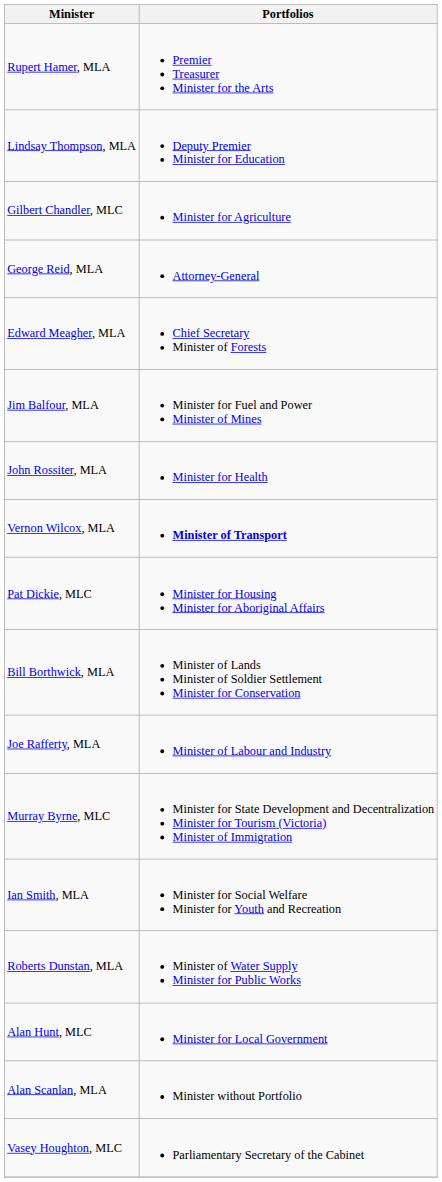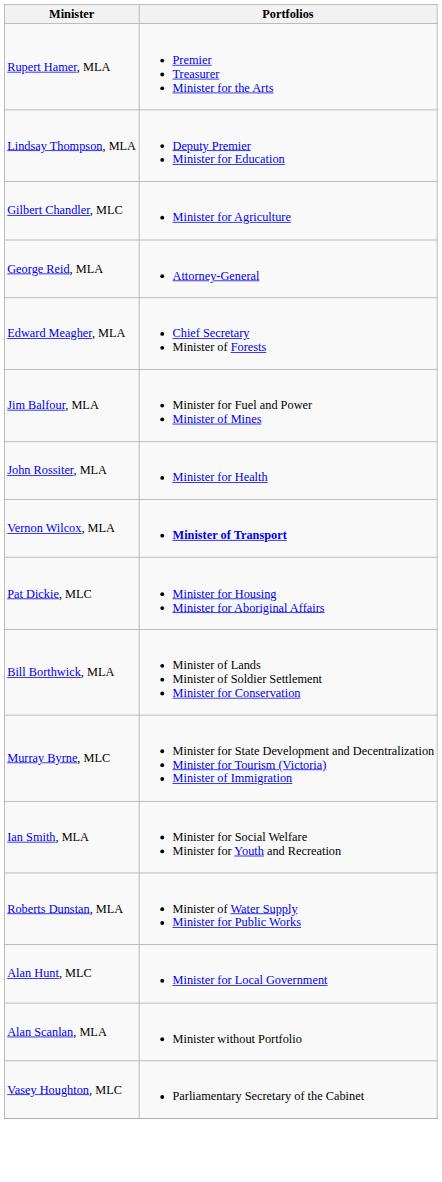- row: (54, 744)
